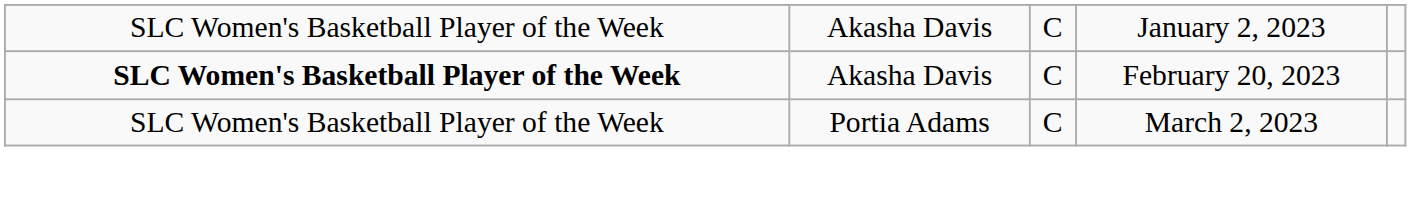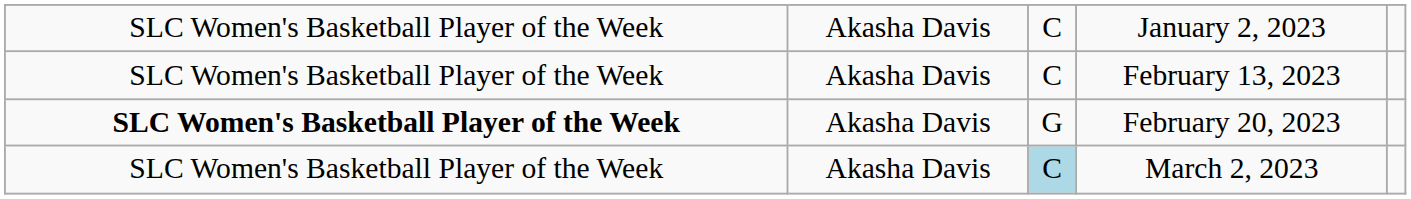+ row: (1232, 74)
(1053, 74) C -> (1052, 121) G
(910, 121) Portia Adams -> (908, 168) Akasha Davis
(1053, 121) no background -> (1052, 168) lightblue background
